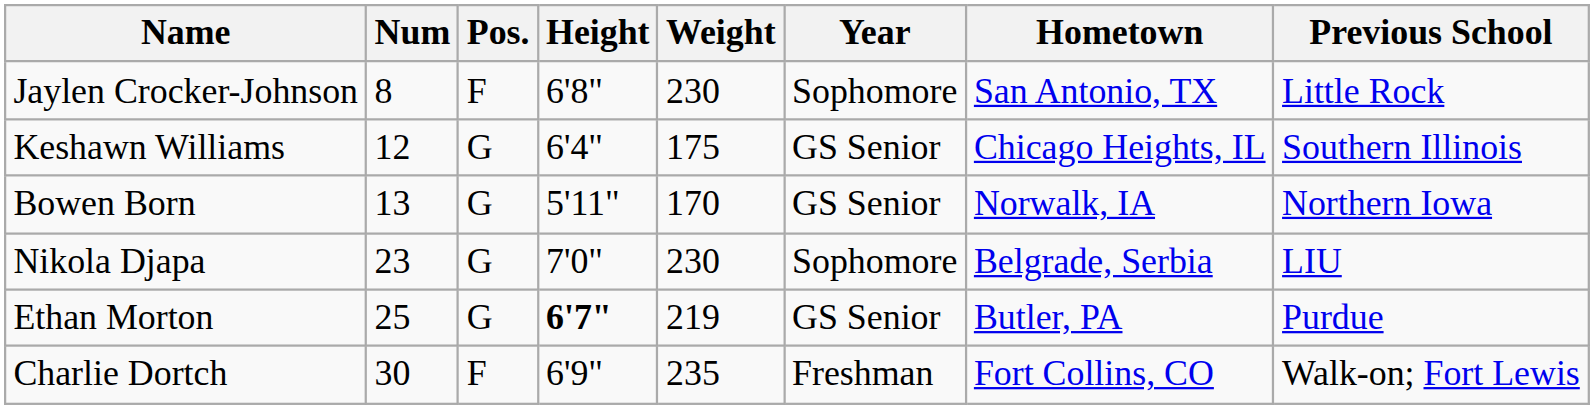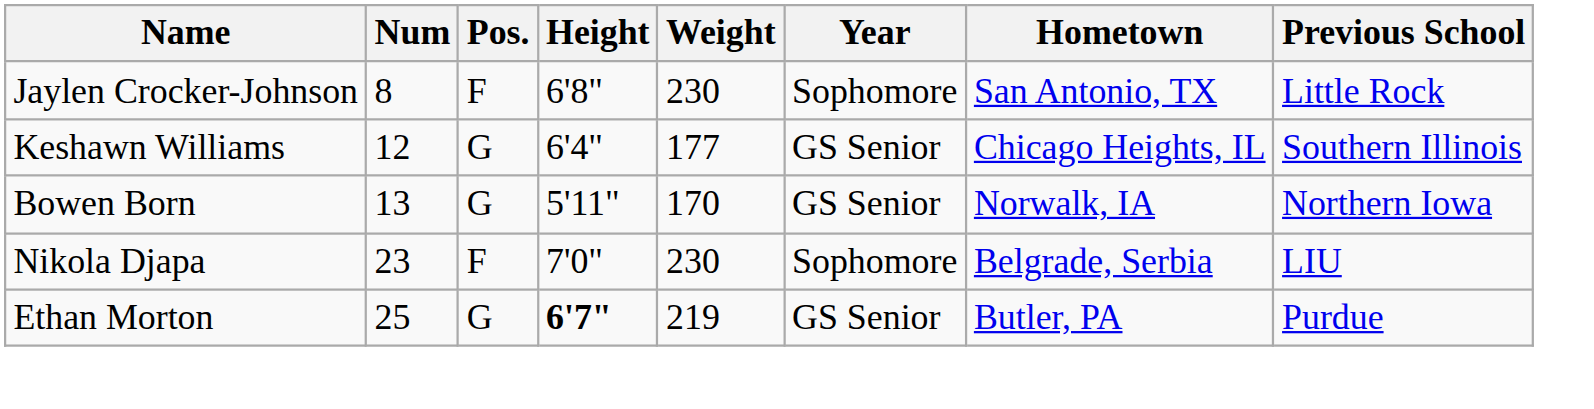(693, 146) 175 -> (693, 146) 177
(480, 260) G -> (477, 260) F
- row: (120, 373)
